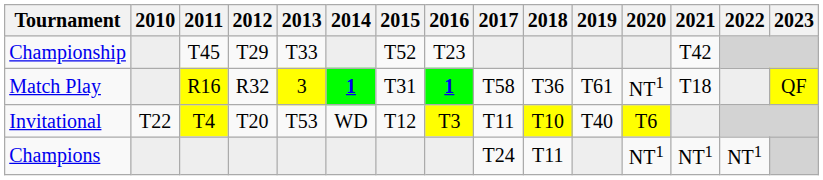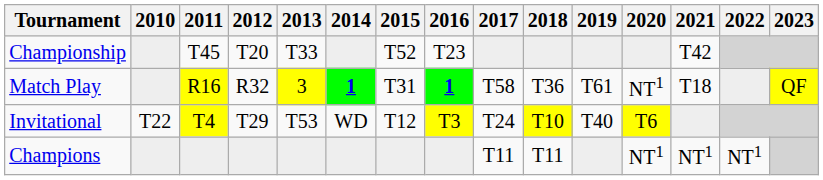(252, 52) T29 -> (252, 52) T20
(252, 120) T20 -> (252, 120) T29
(499, 120) T11 -> (499, 120) T24
(499, 155) T24 -> (499, 155) T11
